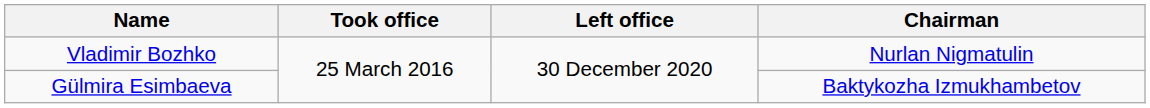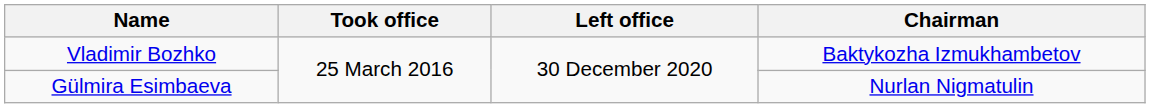(951, 53) Nurlan Nigmatulin -> (951, 53) Baktykozha Izmukhambetov
(951, 86) Baktykozha Izmukhambetov -> (951, 86) Nurlan Nigmatulin
